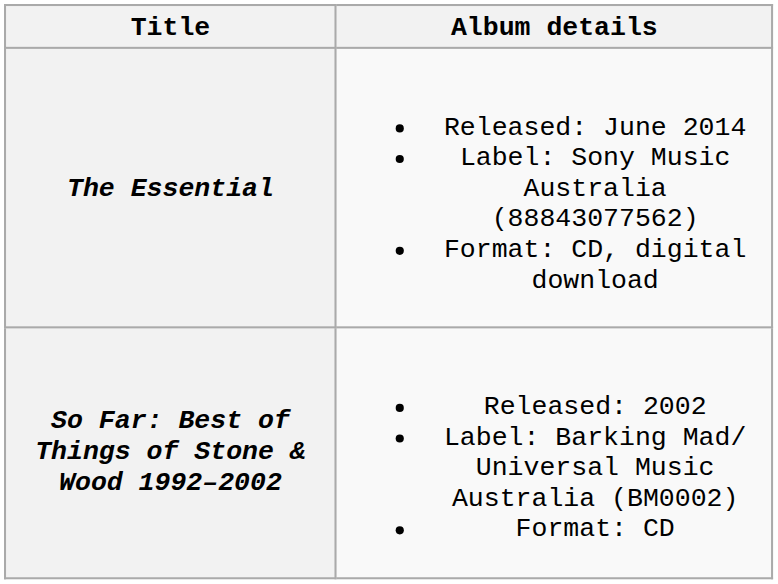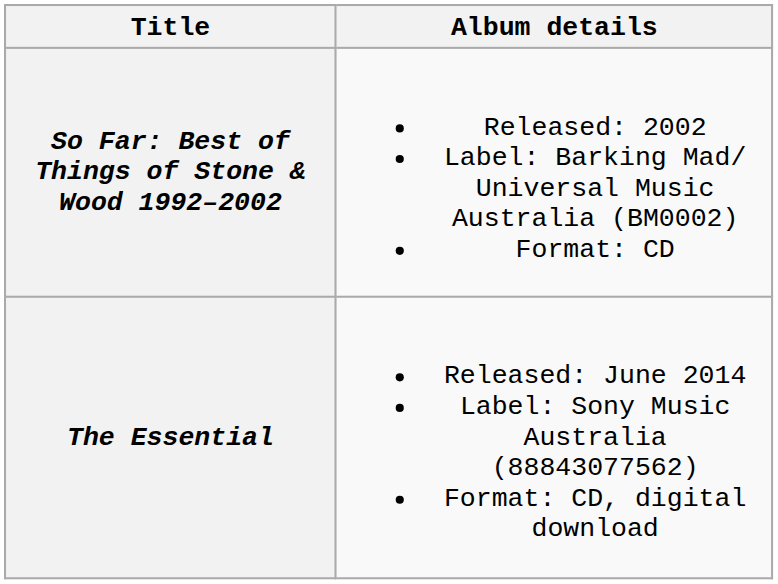rows swapped: (170, 453) <-> (170, 188)
